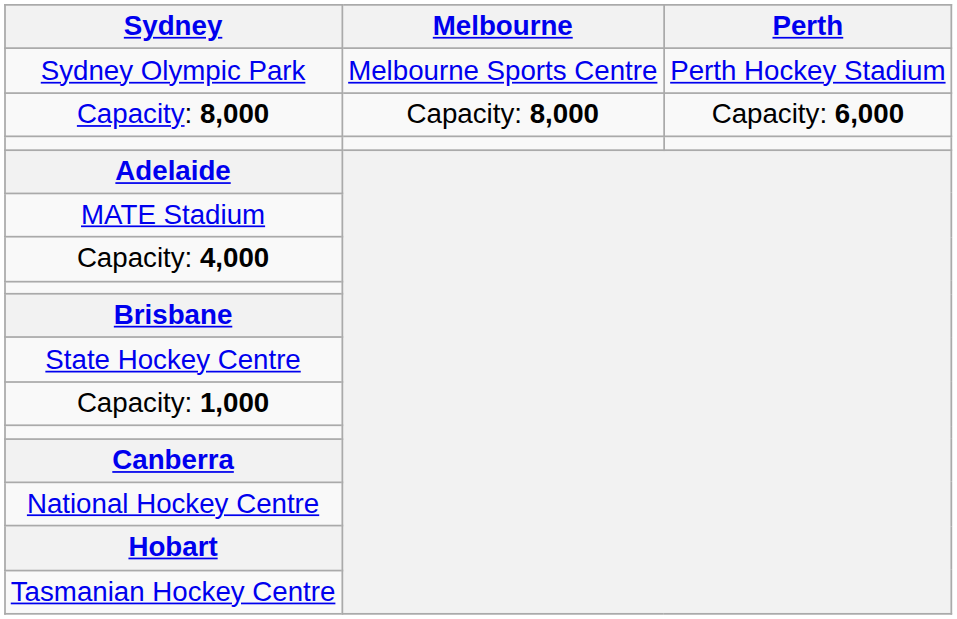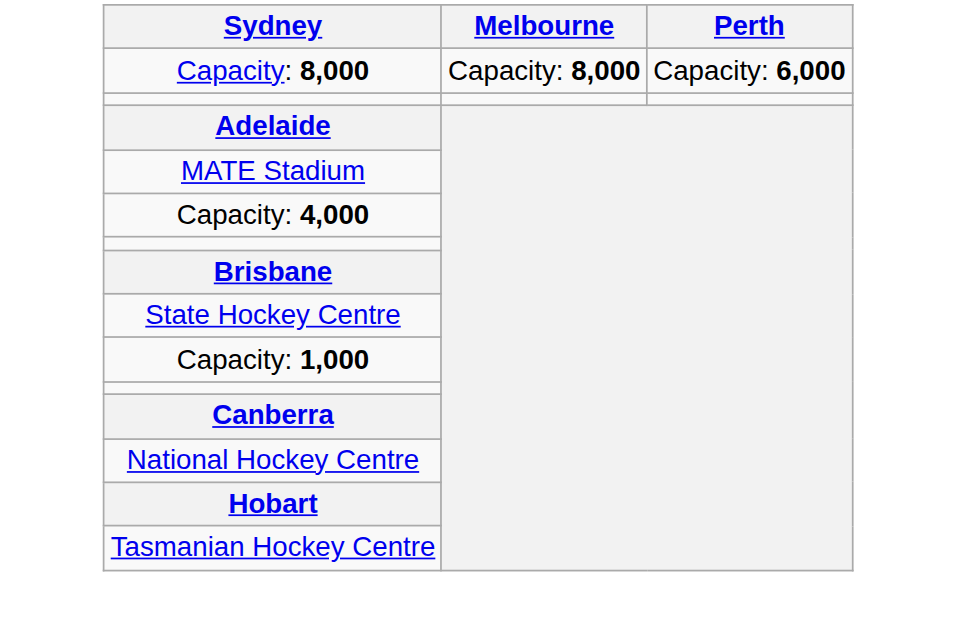- row: (173, 70)
